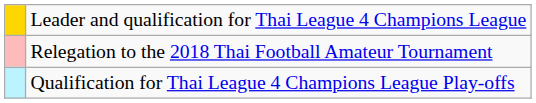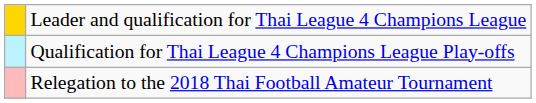rows swapped: (273, 82) <-> (261, 51)
